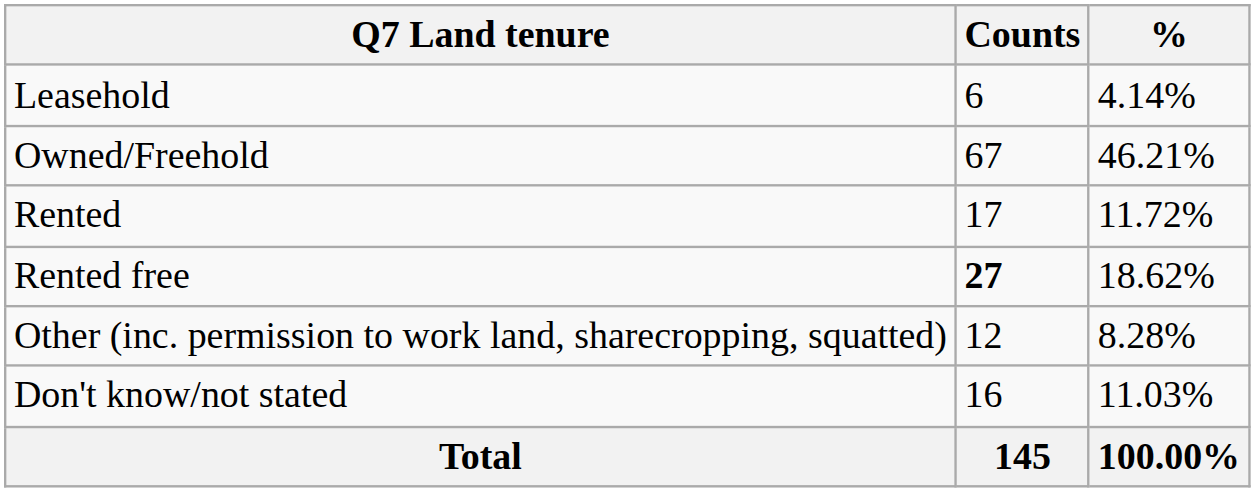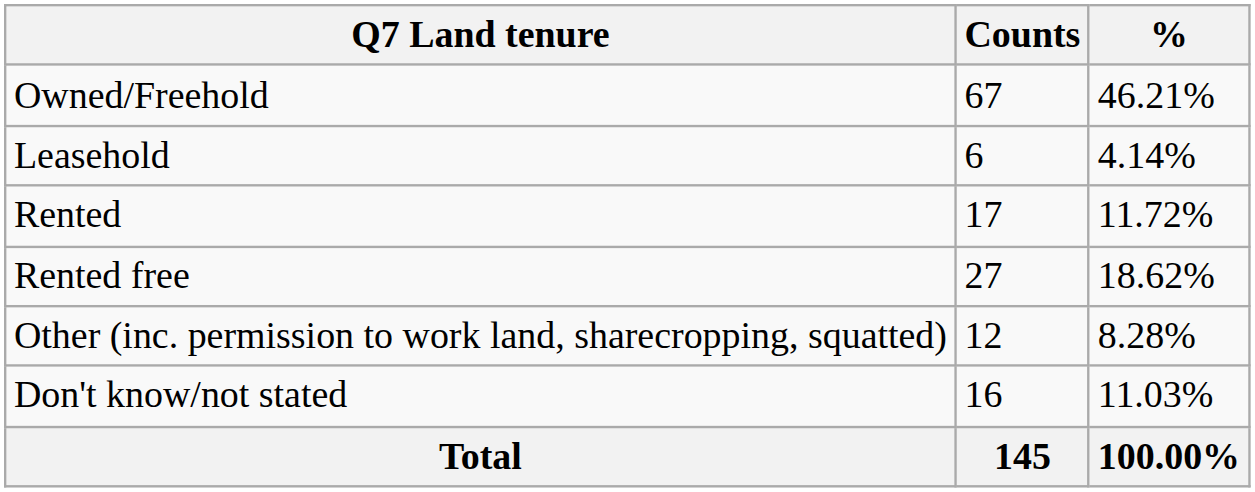rows swapped: (92, 94) <-> (141, 154)
(983, 275) bold -> (983, 275) normal
